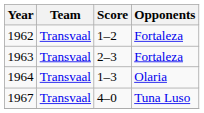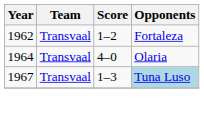- row: (21, 56)
(107, 77) 1–3 -> (107, 56) 4–0
(107, 98) 4–0 -> (107, 77) 1–3
(162, 98) no background -> (162, 77) lightblue background
